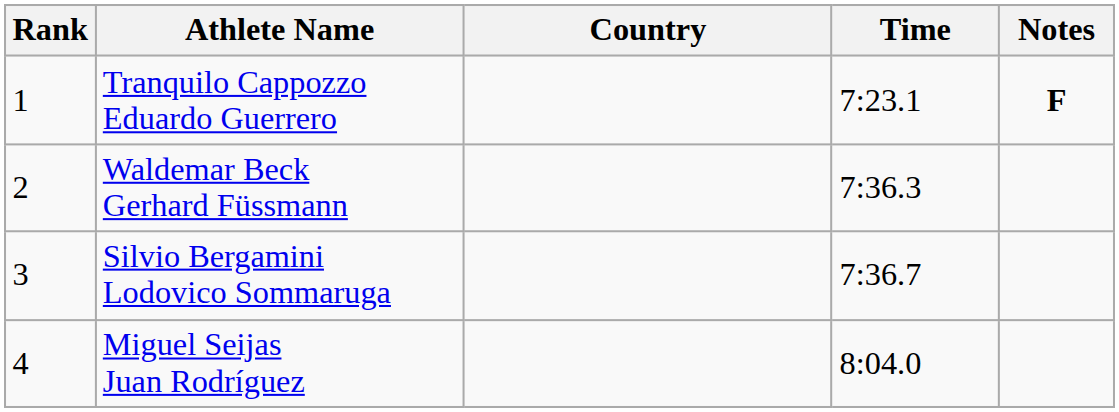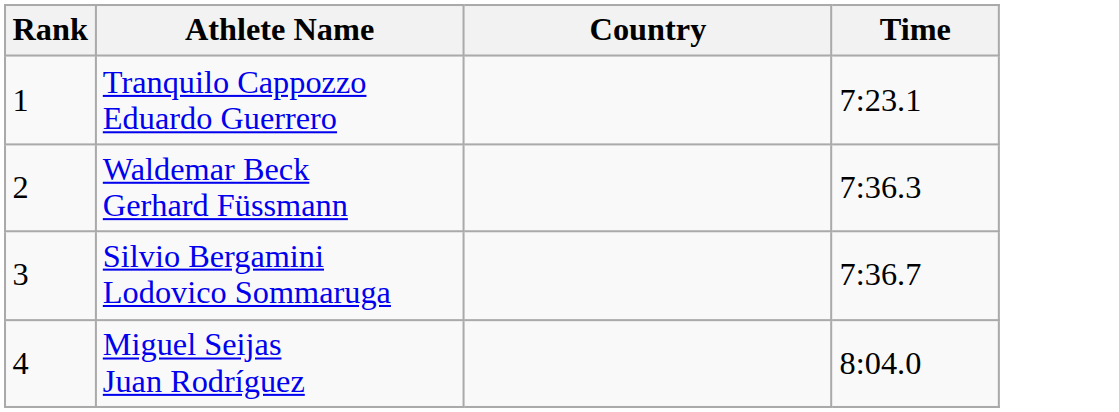- column: (1057, 30)
